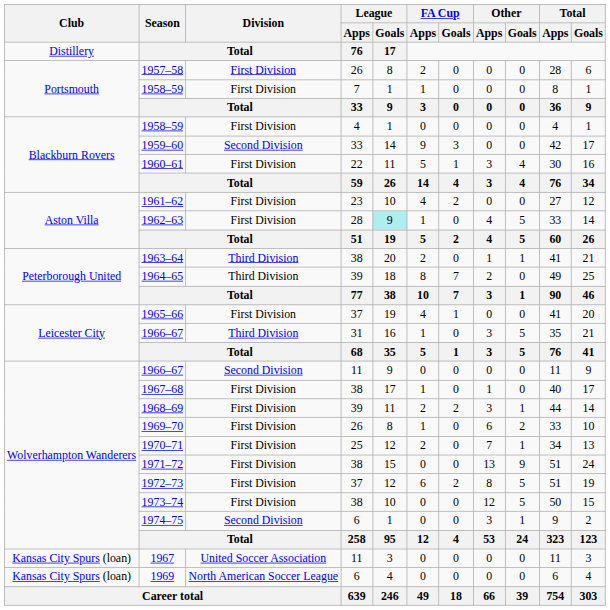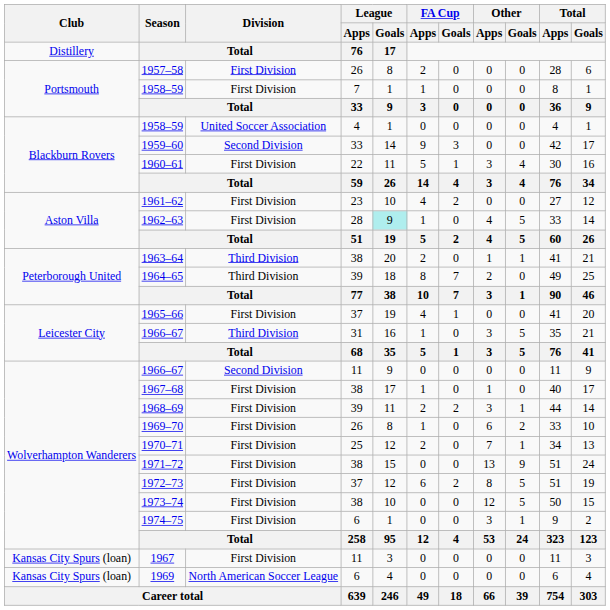(263, 126) First Division -> (263, 126) United Soccer Association
(263, 520) Second Division -> (263, 520) First Division
(263, 558) United Soccer Association -> (263, 558) First Division
